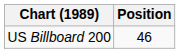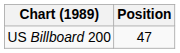(144, 37) 46 -> (144, 37) 47
